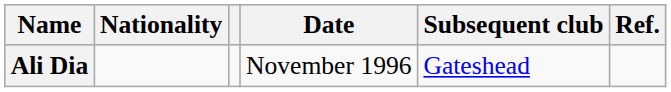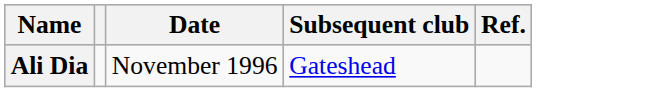- column: (161, 24)
